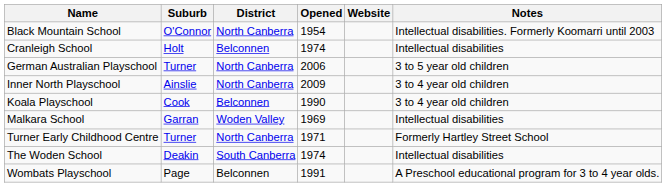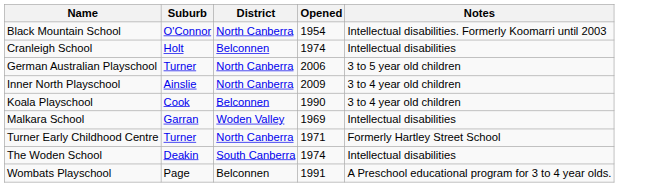- column: (369, 13)
